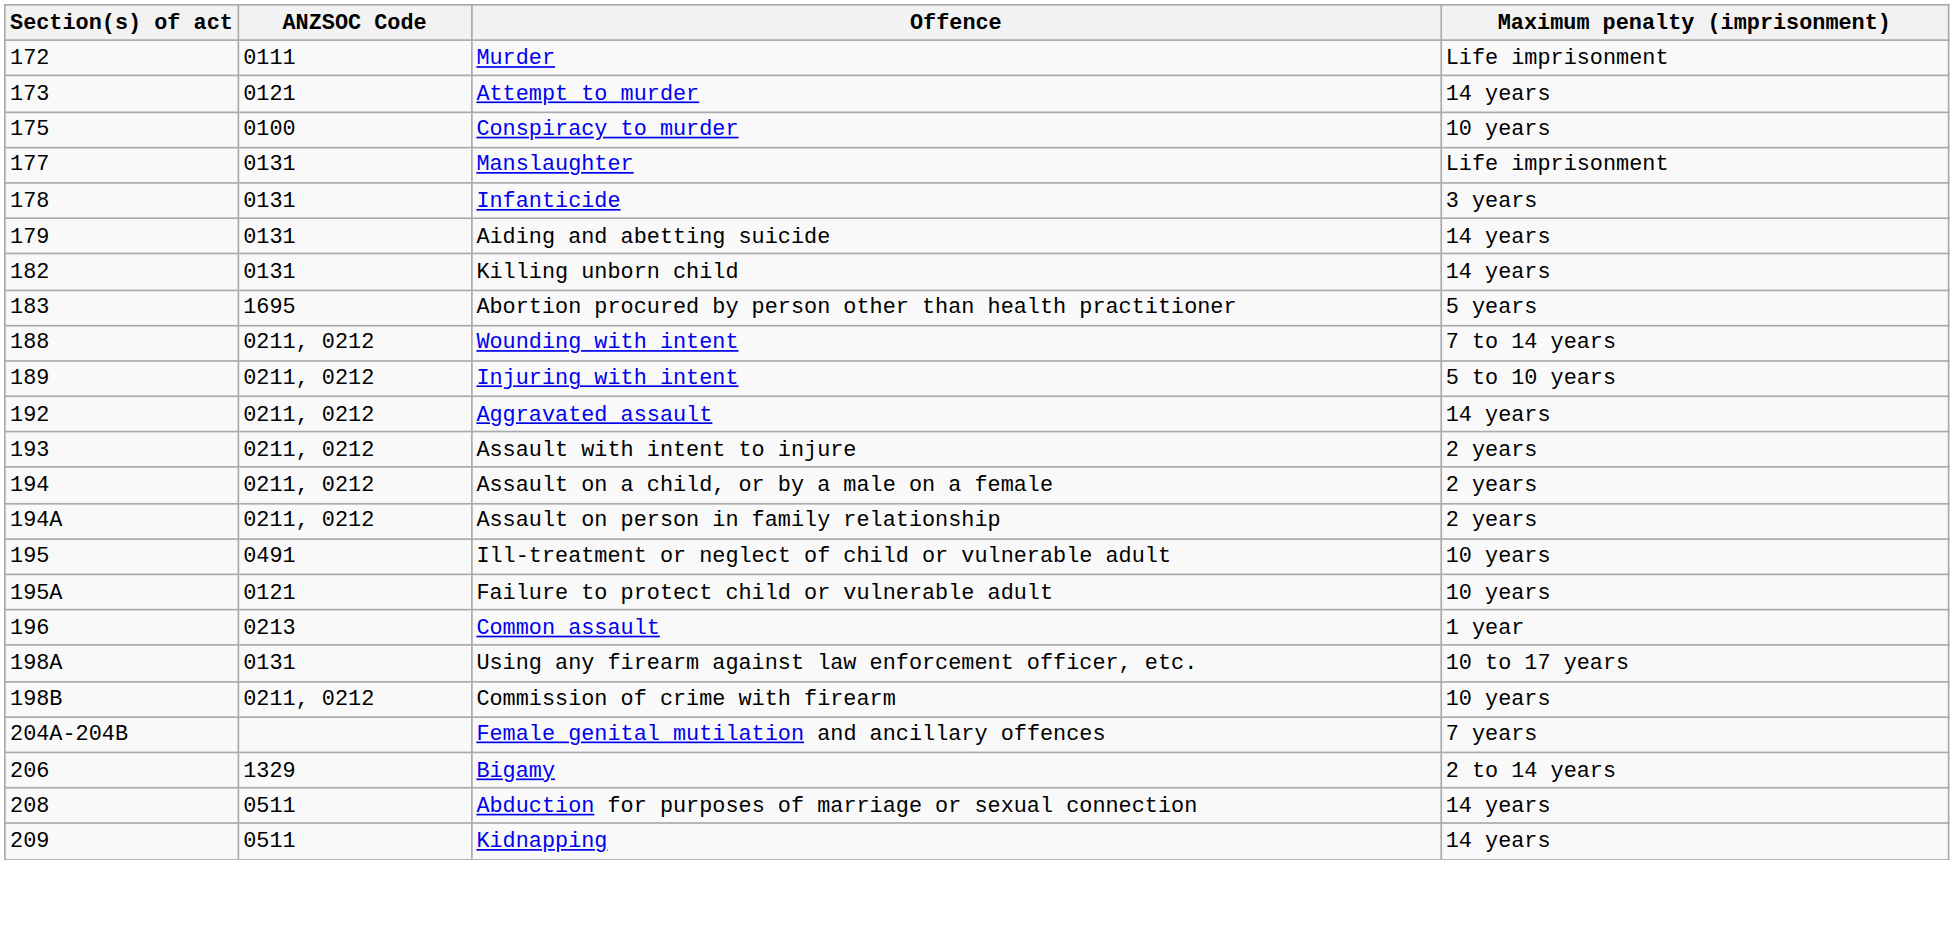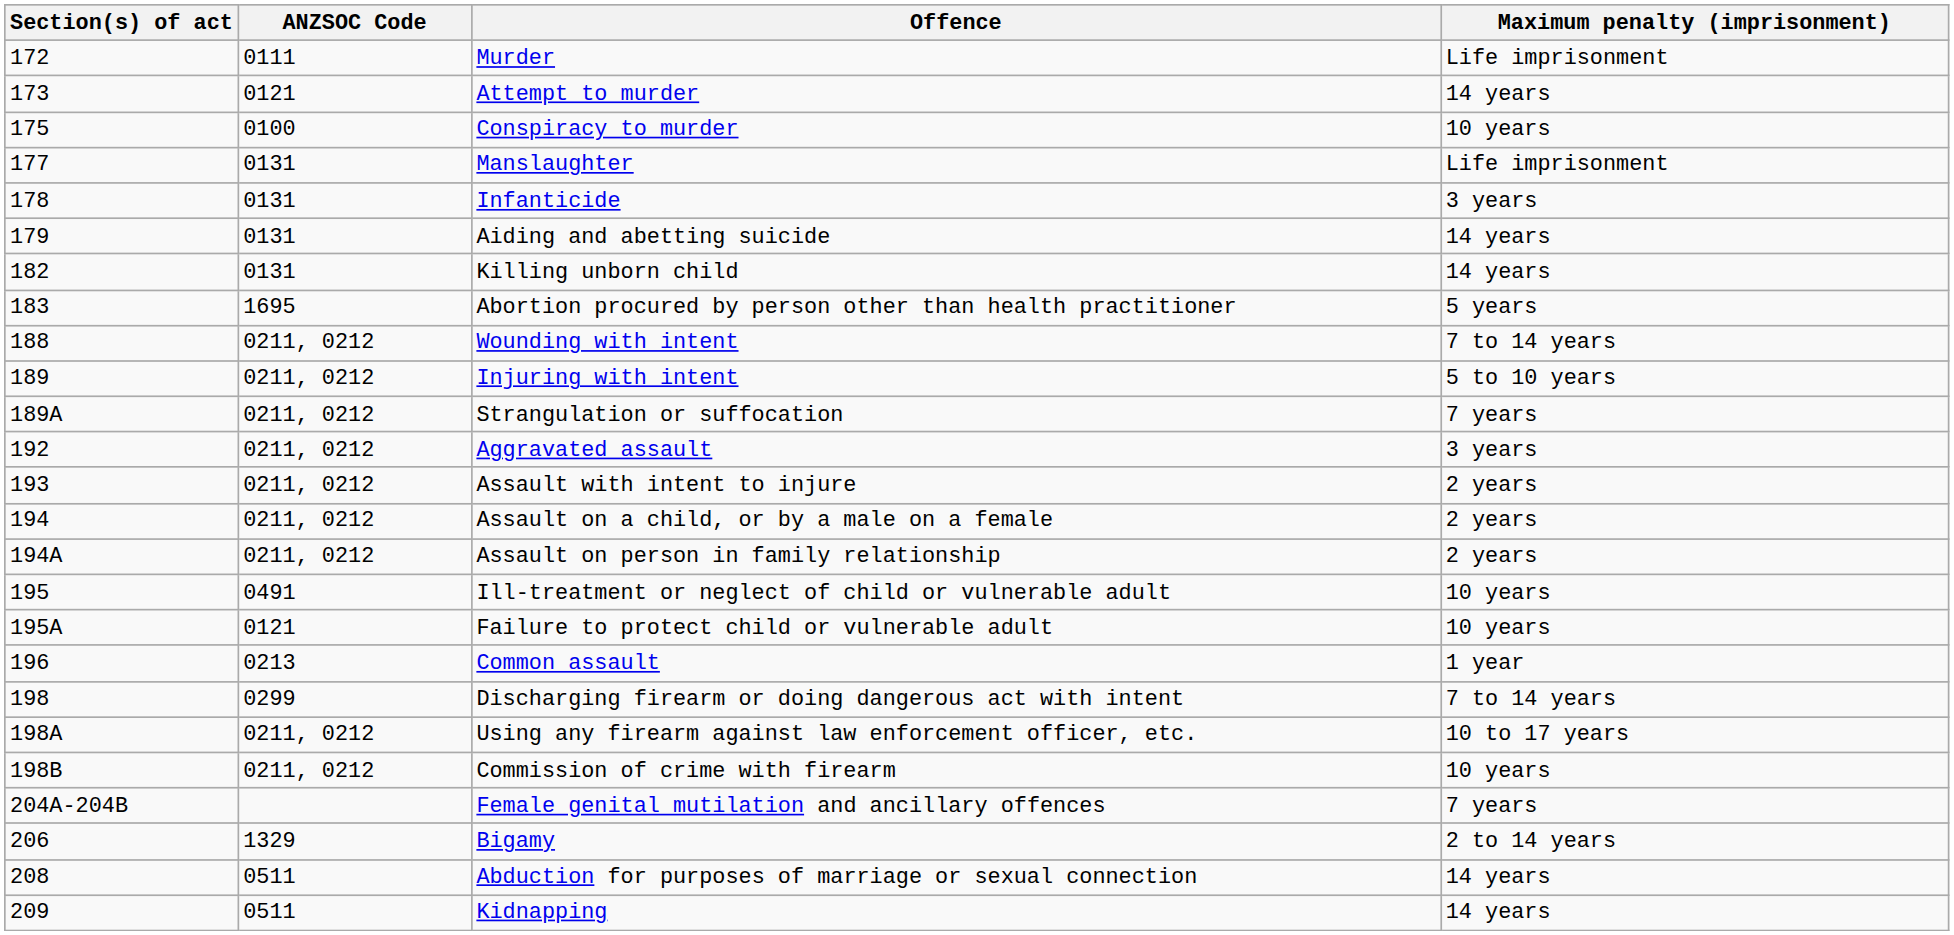+ row: (660, 414)
(1498, 414) 14 years -> (1492, 450) 3 years
+ row: (830, 699)
(269, 663) 0131 -> (309, 735) 0211, 0212
